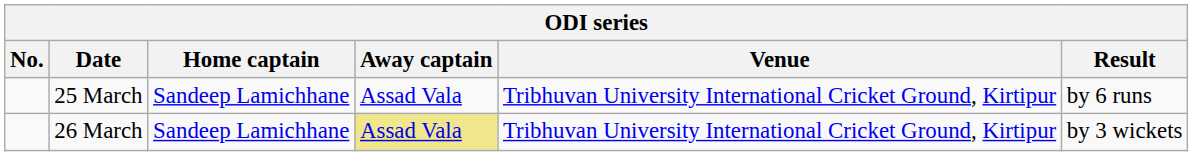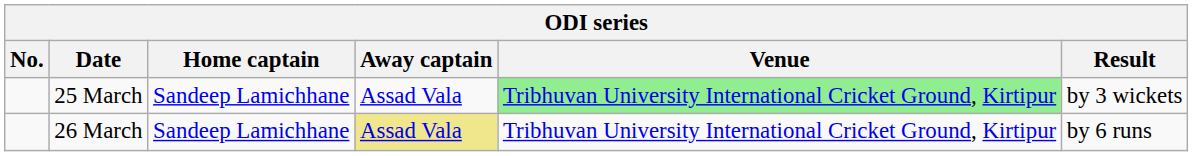(780, 95) no background -> (780, 95) lightgreen background
(1109, 95) by 6 runs -> (1125, 95) by 3 wickets
(1125, 131) by 3 wickets -> (1109, 131) by 6 runs
